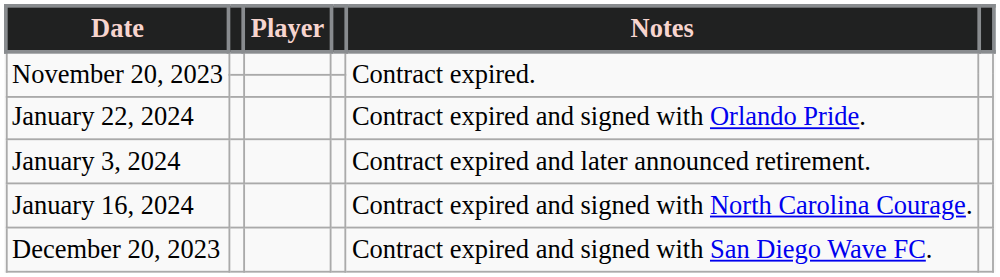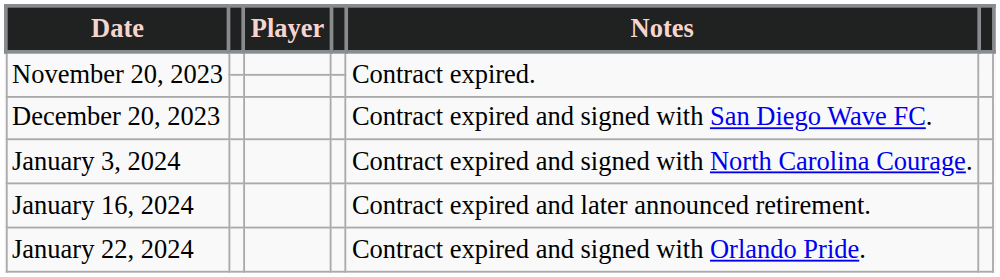rows swapped: (116, 248) <-> (103, 117)
(611, 161) Contract expired and later announced retirement. -> (662, 161) Contract expired and signed with North Carolina Courage.
(662, 205) Contract expired and signed with North Carolina Courage. -> (611, 205) Contract expired and later announced retirement.
